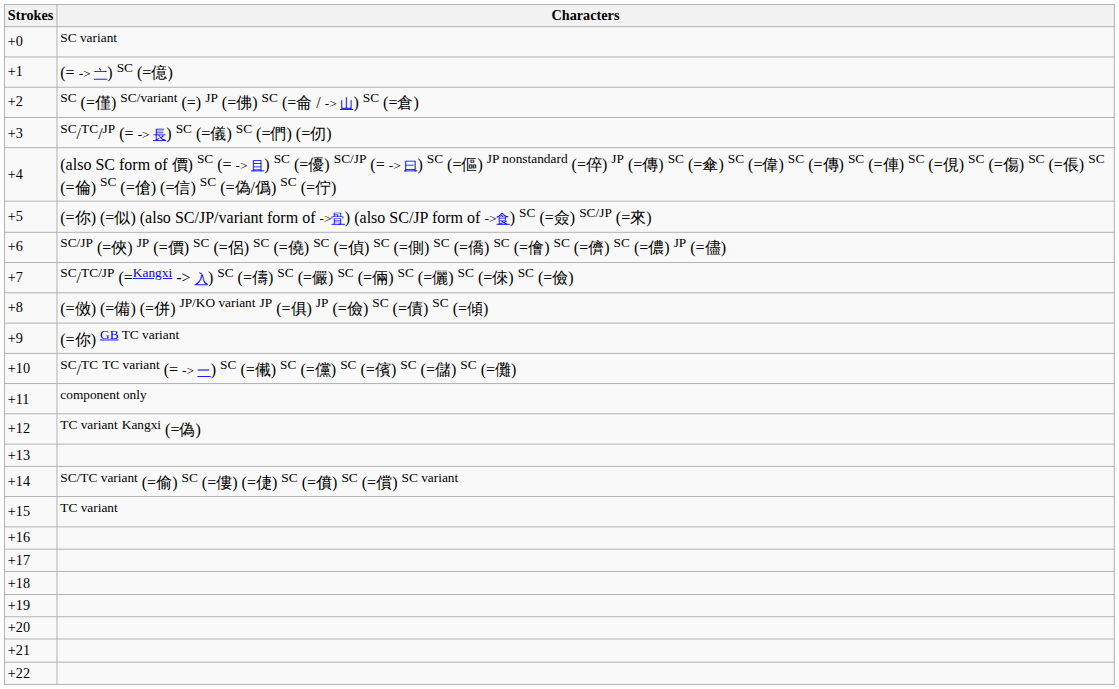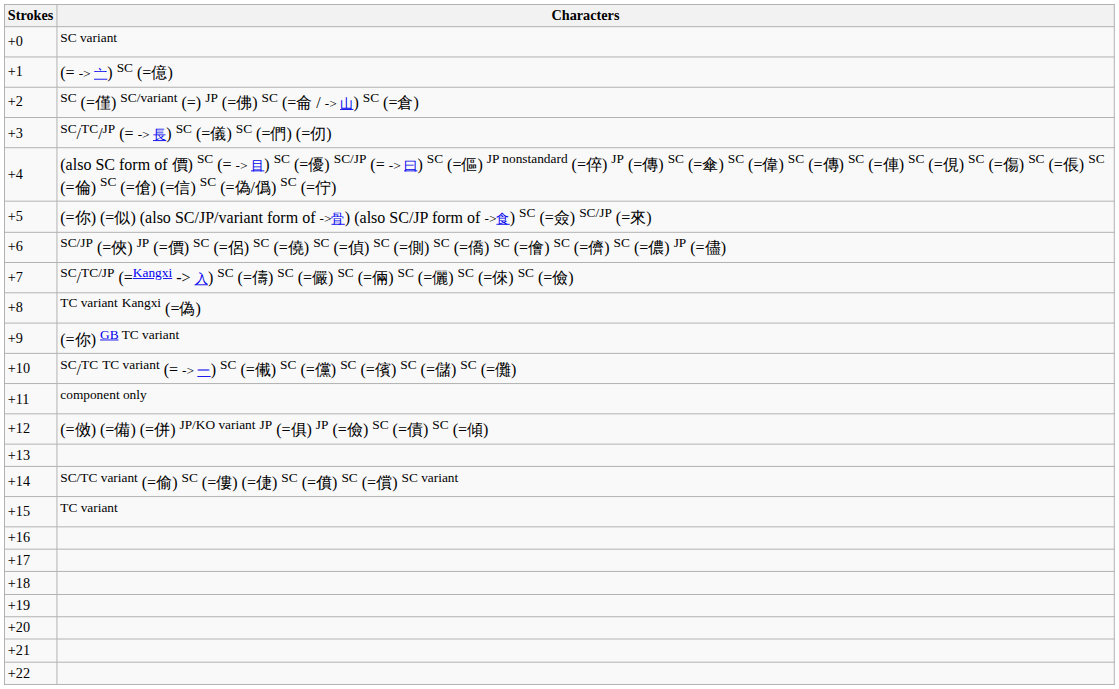(274, 307) (=傚) (=備) (=併) JP/KO variant JP (=俱) JP (=儉) SC (=債) SC (=傾) -> (131, 307) TC variant Kangxi (=偽)
(131, 428) TC variant Kangxi (=偽) -> (274, 428) (=傚) (=備) (=併) JP/KO variant JP (=俱) JP (=儉) SC (=債) SC (=傾)
